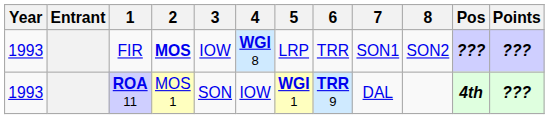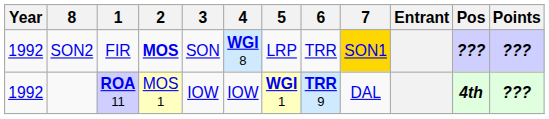columns swapped: (78, 17) <-> (428, 17)
(26, 51) 1993 -> (26, 51) 1992
(215, 51) IOW -> (203, 51) SON
(378, 51) no background -> (366, 51) gold background
(26, 93) 1993 -> (26, 93) 1992
(215, 93) SON -> (203, 93) IOW
